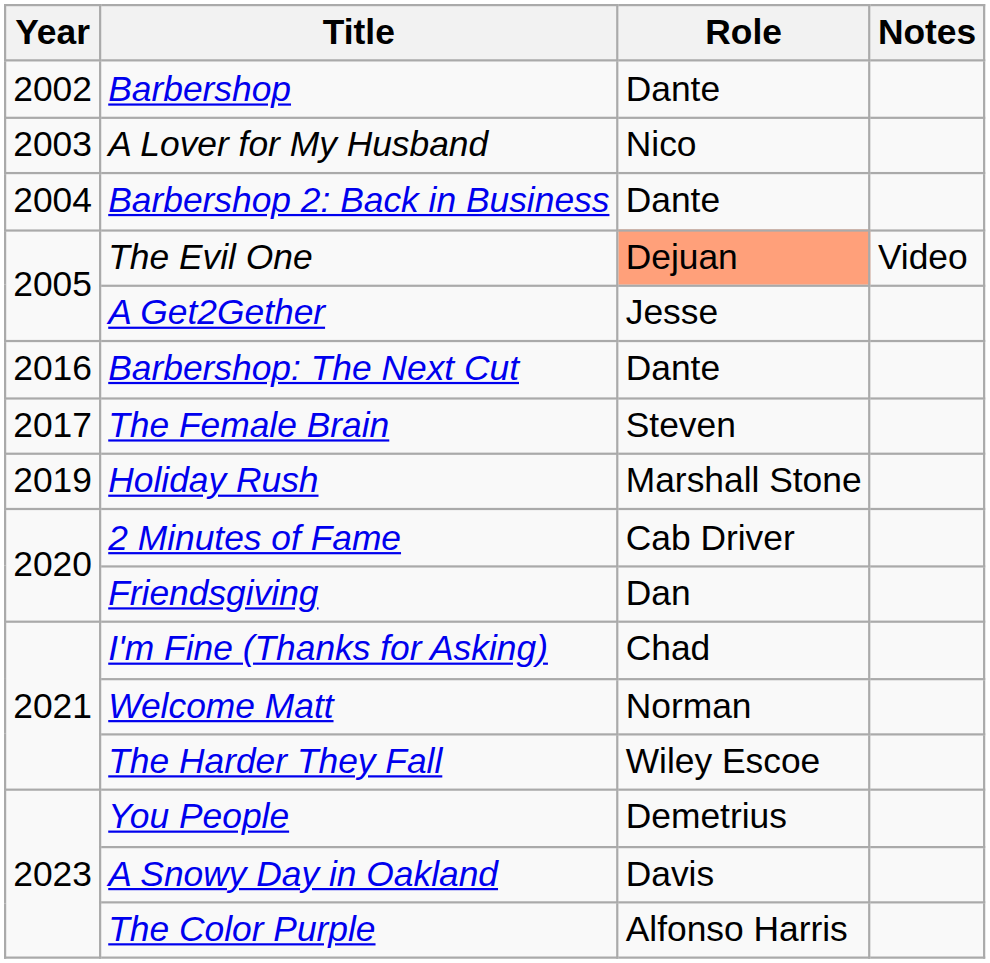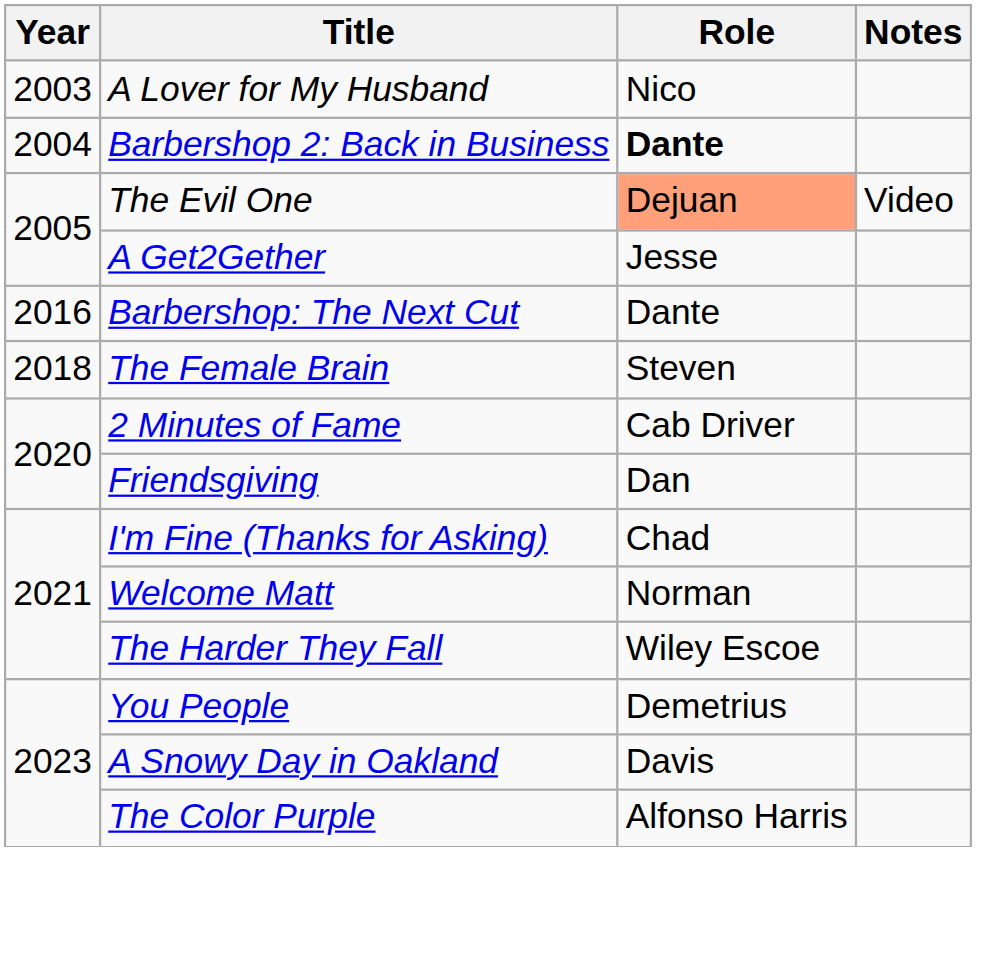- row: (200, 88)
(673, 200) normal -> (675, 144) bold
(53, 425) 2017 -> (53, 369) 2018
- row: (213, 481)
